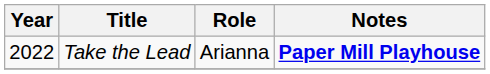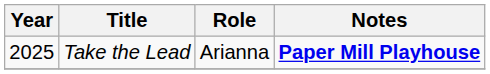(32, 52) 2022 -> (32, 52) 2025
